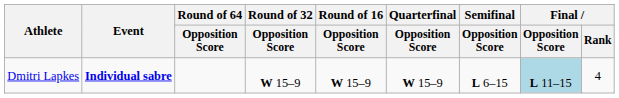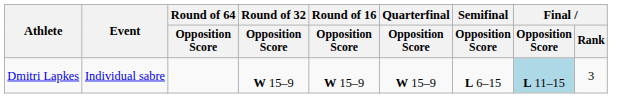(128, 75) bold -> (125, 75) normal
(598, 75) 4 -> (591, 75) 3
